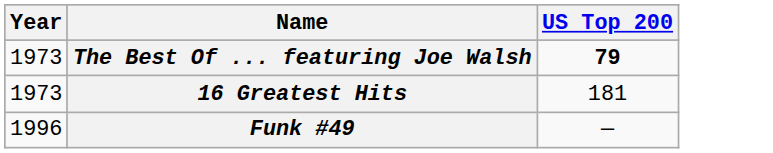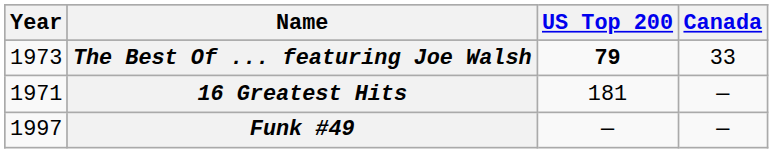+ column: (723, 23)
(36, 94) 1973 -> (36, 94) 1971
(36, 129) 1996 -> (36, 129) 1997
